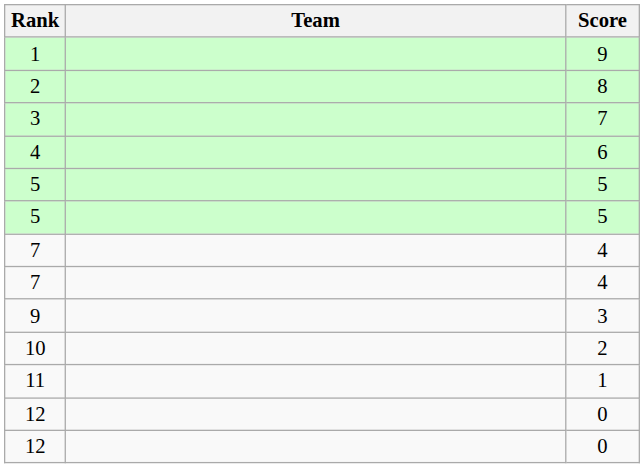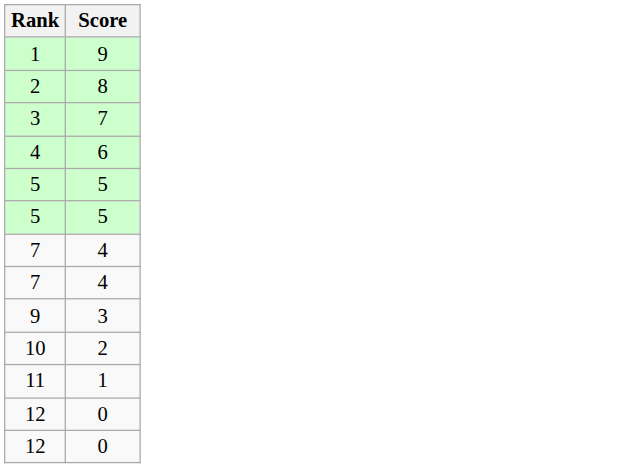- column: (316, 20)
